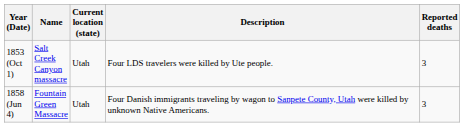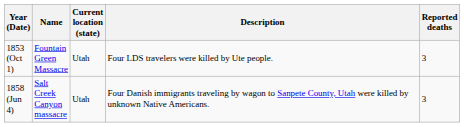(51, 63) Salt Creek Canyon massacre -> (51, 58) Fountain Green Massacre
(51, 104) Fountain Green Massacre -> (51, 99) Salt Creek Canyon massacre
